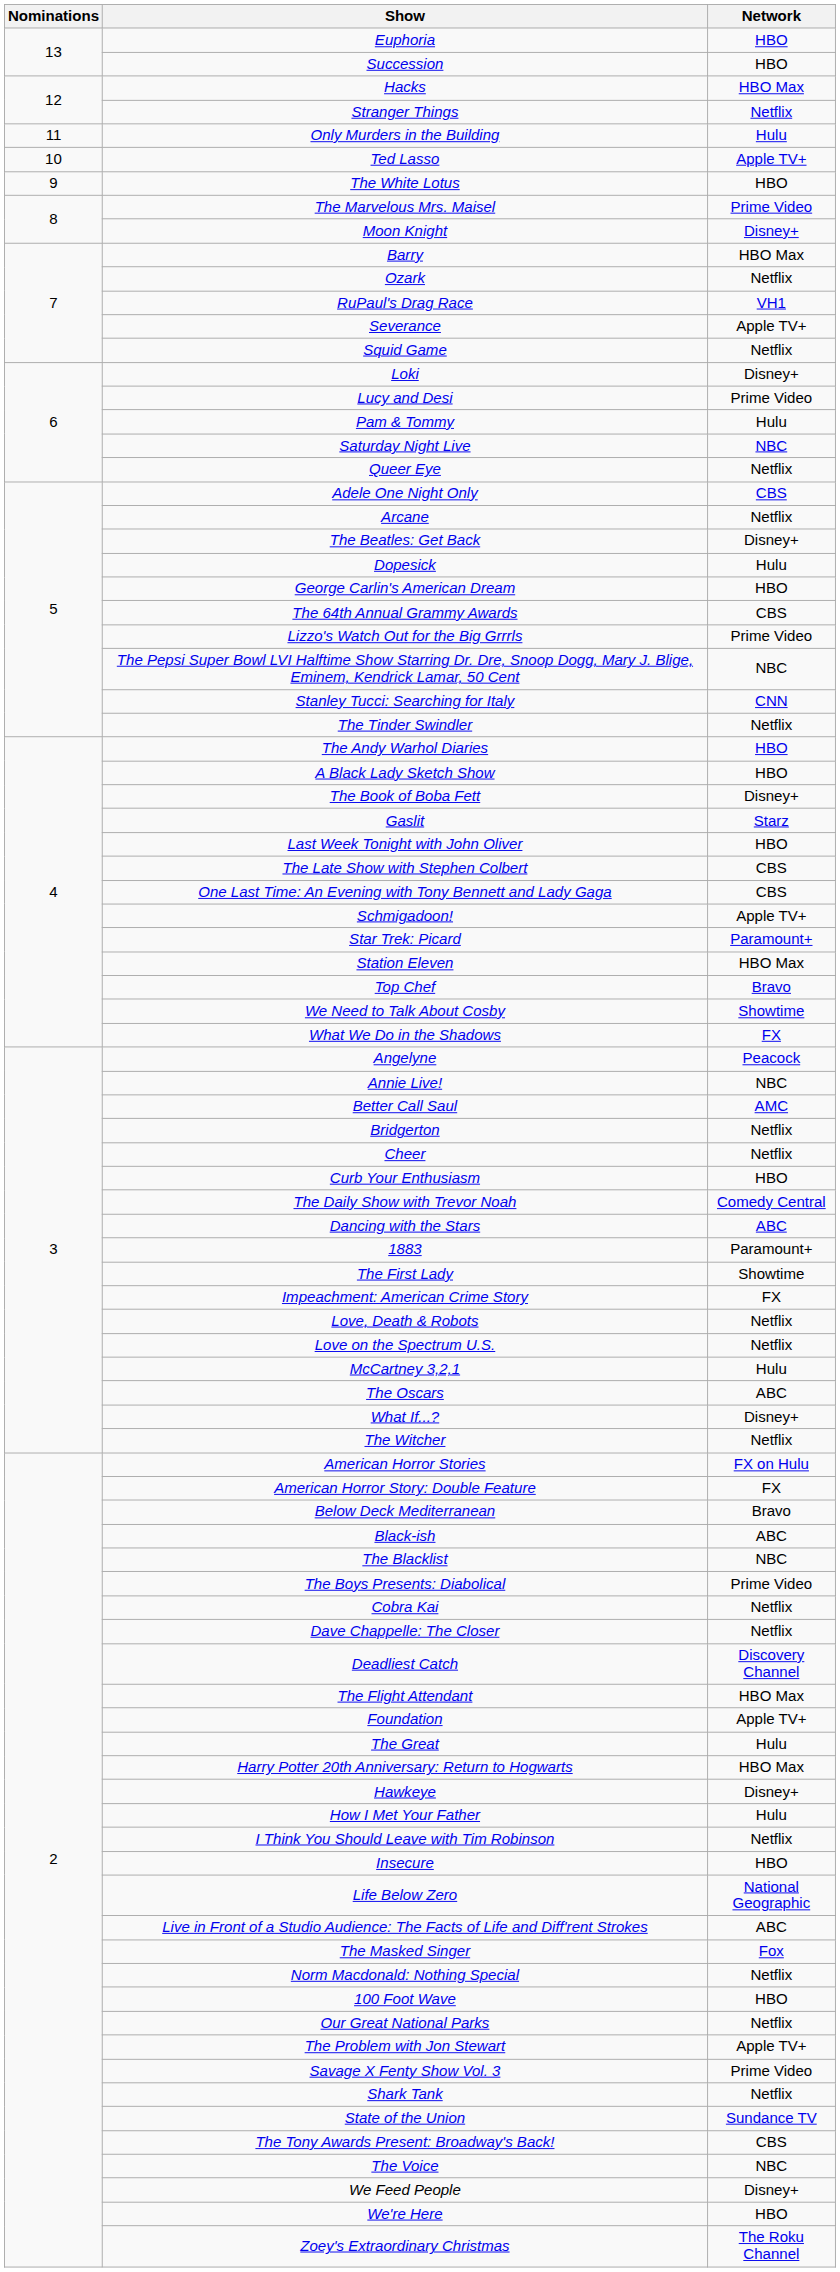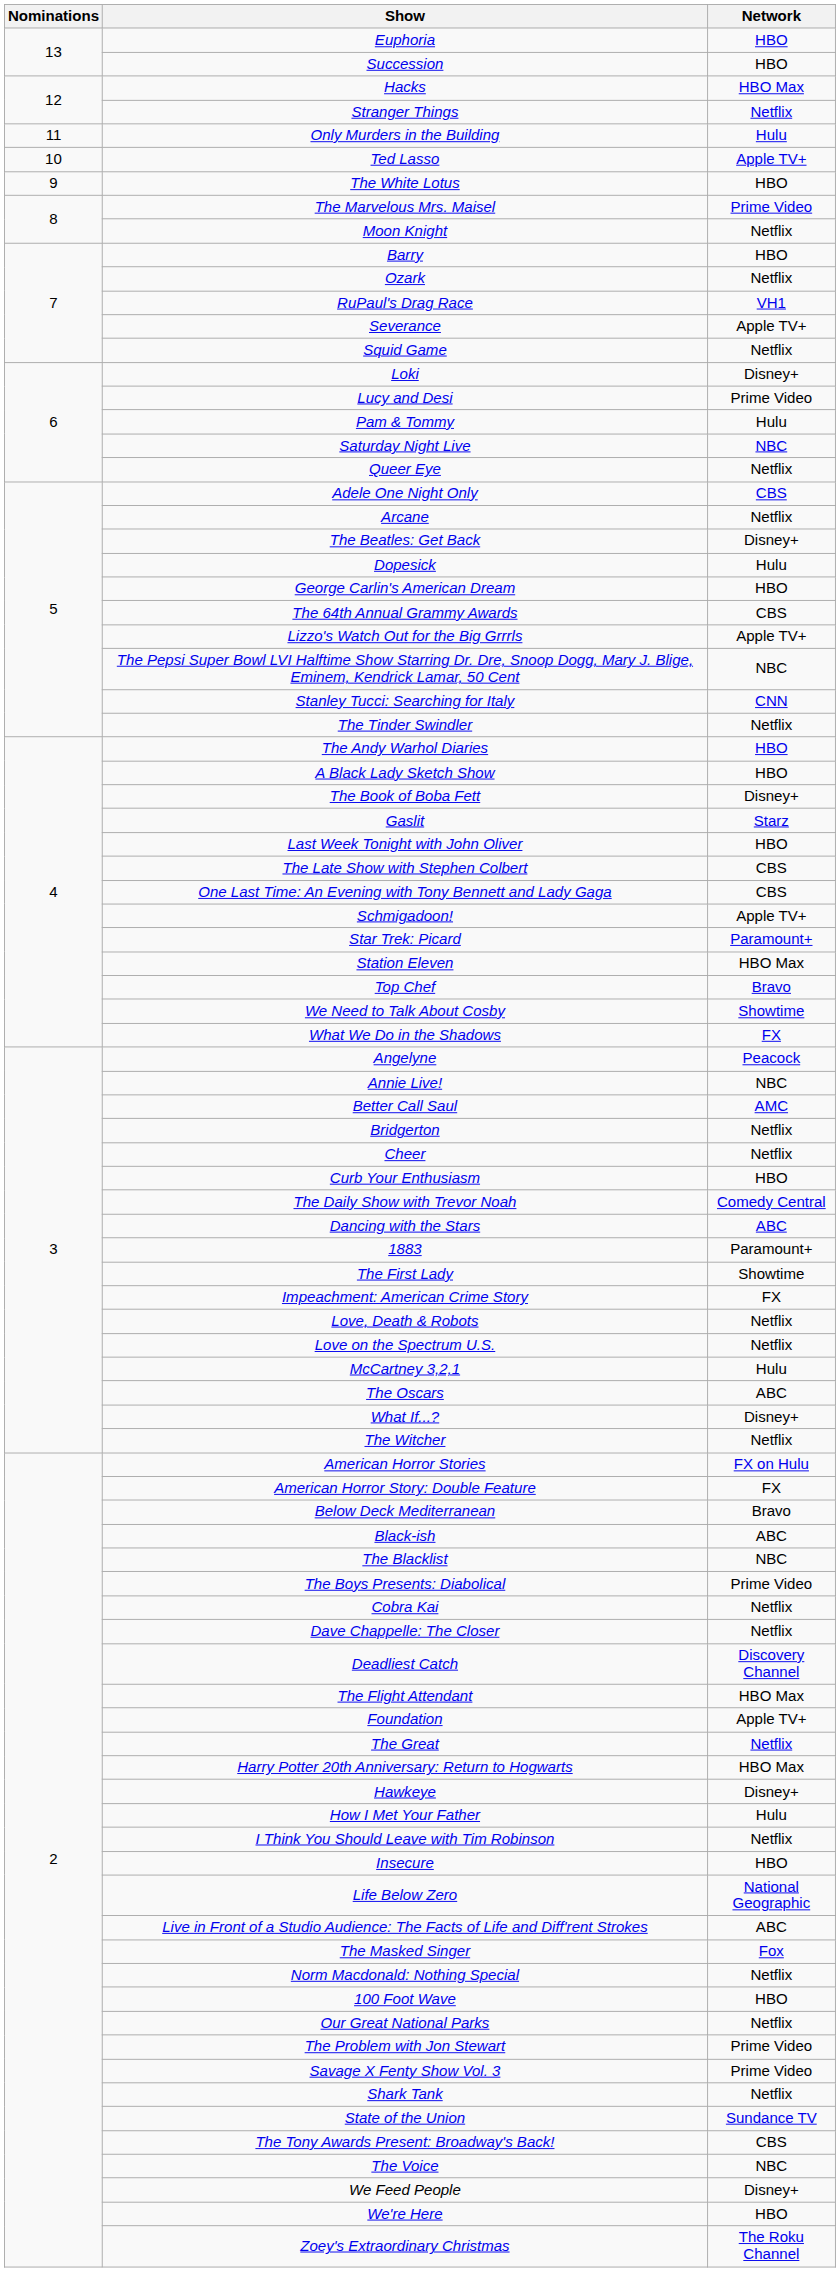(771, 231) Disney+ -> (771, 231) Netflix
(771, 254) HBO Max -> (771, 254) HBO
(771, 636) Prime Video -> (771, 636) Apple TV+
(771, 1743) Hulu -> (771, 1743) Netflix
(771, 2046) Apple TV+ -> (771, 2046) Prime Video
